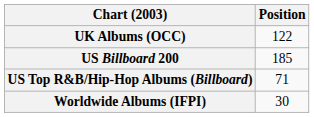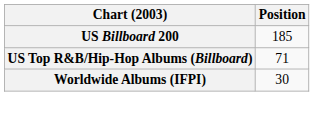- row: (130, 36)
